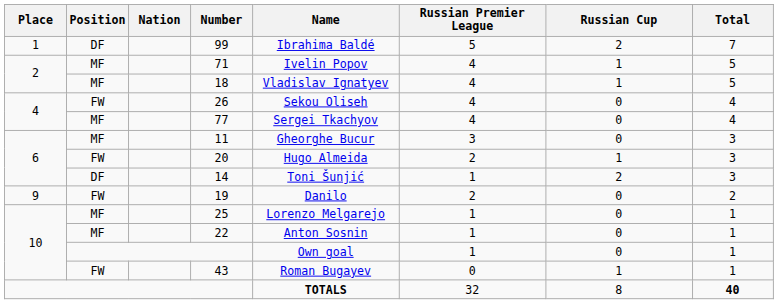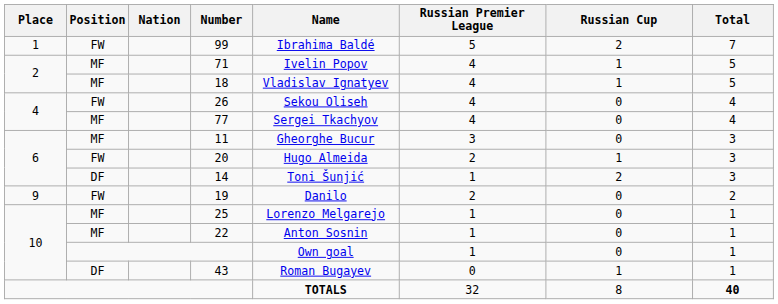(97, 46) DF -> (97, 46) FW
(97, 271) FW -> (97, 271) DF
